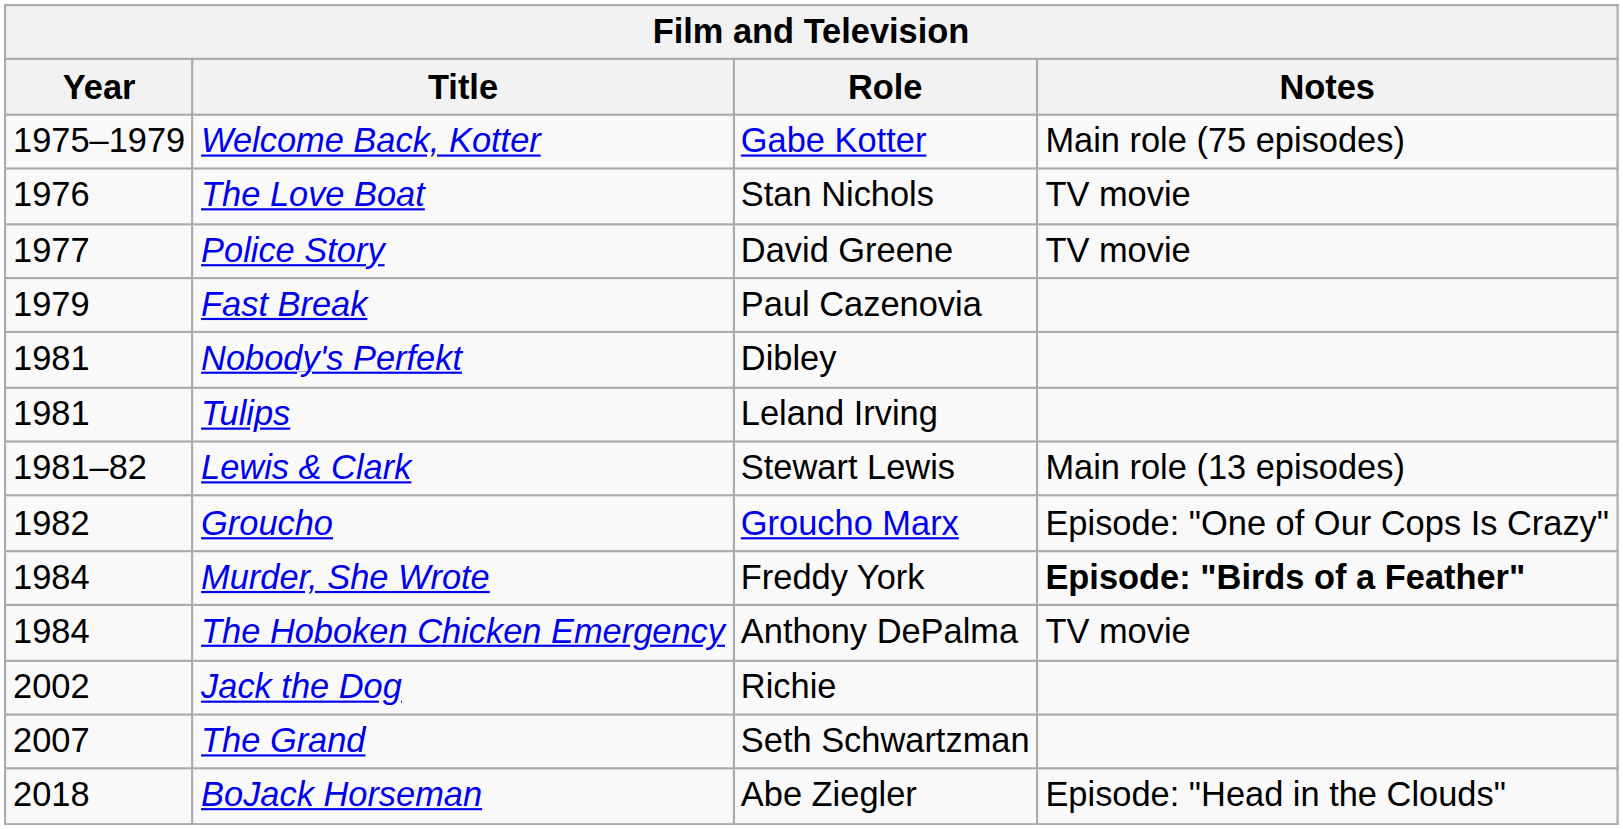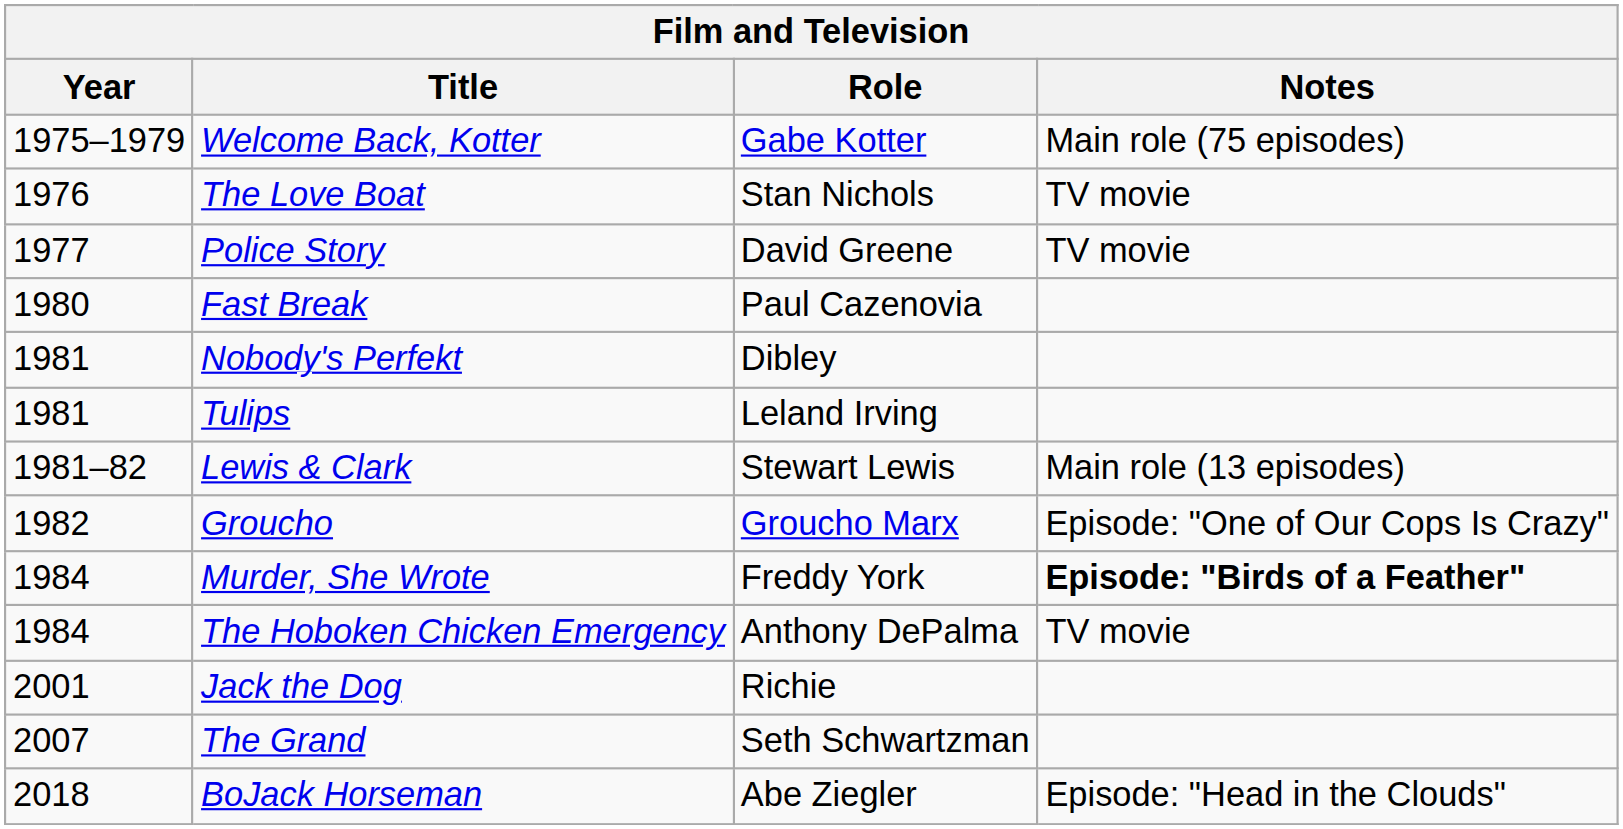(51, 304) 1979 -> (51, 304) 1980
(51, 686) 2002 -> (51, 686) 2001
